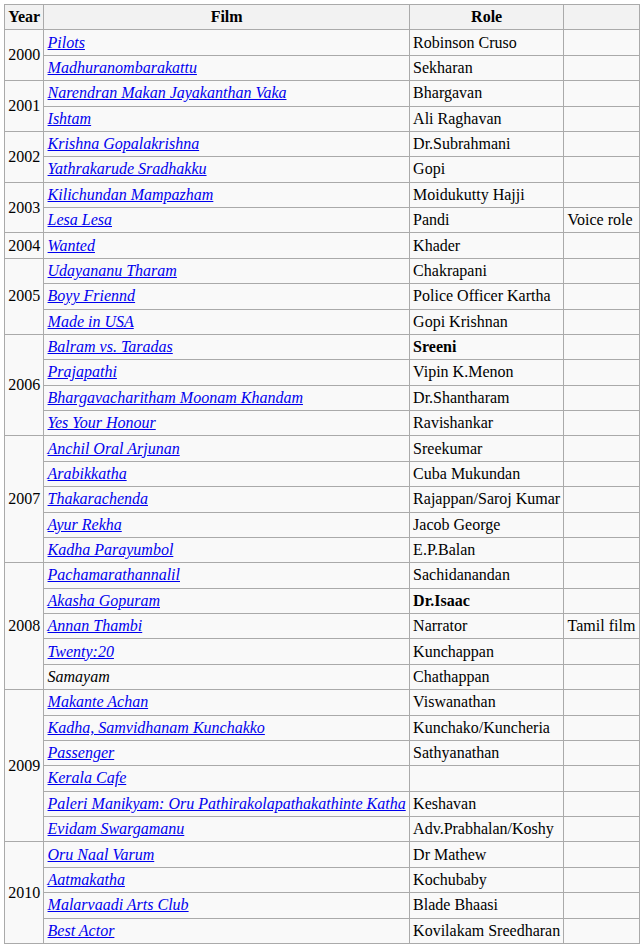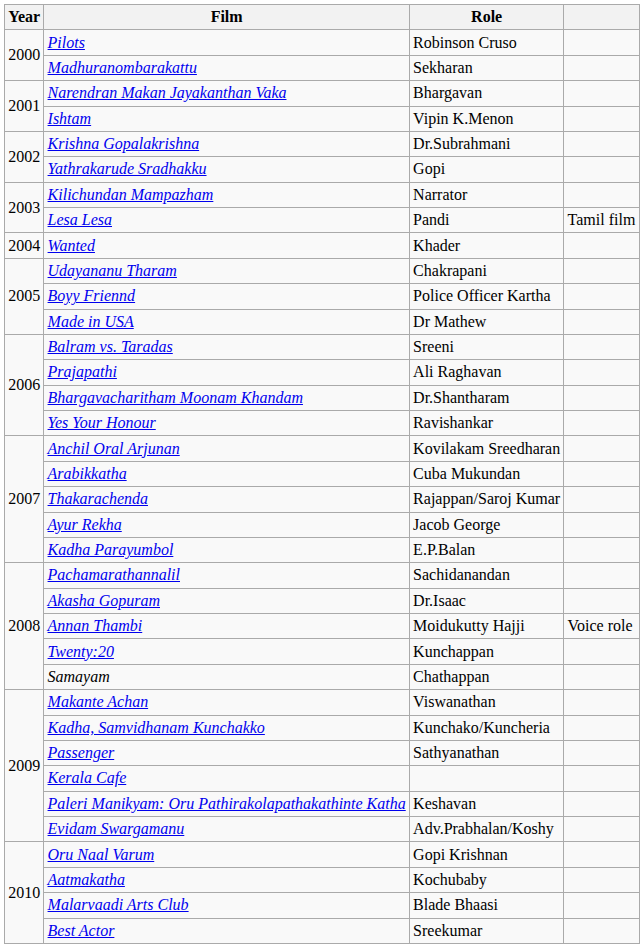(457, 118) Ali Raghavan -> (463, 118) Vipin K.Menon
(469, 194) Moidukutty Hajji -> (440, 194) Narrator
(600, 220) Voice role -> (601, 220) Tamil film
(460, 321) Gopi Krishnan -> (450, 321) Dr Mathew
(435, 347) bold -> (434, 347) normal
(463, 372) Vipin K.Menon -> (457, 372) Ali Raghavan
(448, 448) Sreekumar -> (487, 448) Kovilakam Sreedharan
(441, 600) bold -> (440, 600) normal
(440, 626) Narrator -> (469, 626) Moidukutty Hajji
(601, 626) Tamil film -> (600, 626) Voice role
(450, 854) Dr Mathew -> (460, 854) Gopi Krishnan
(487, 930) Kovilakam Sreedharan -> (448, 930) Sreekumar
